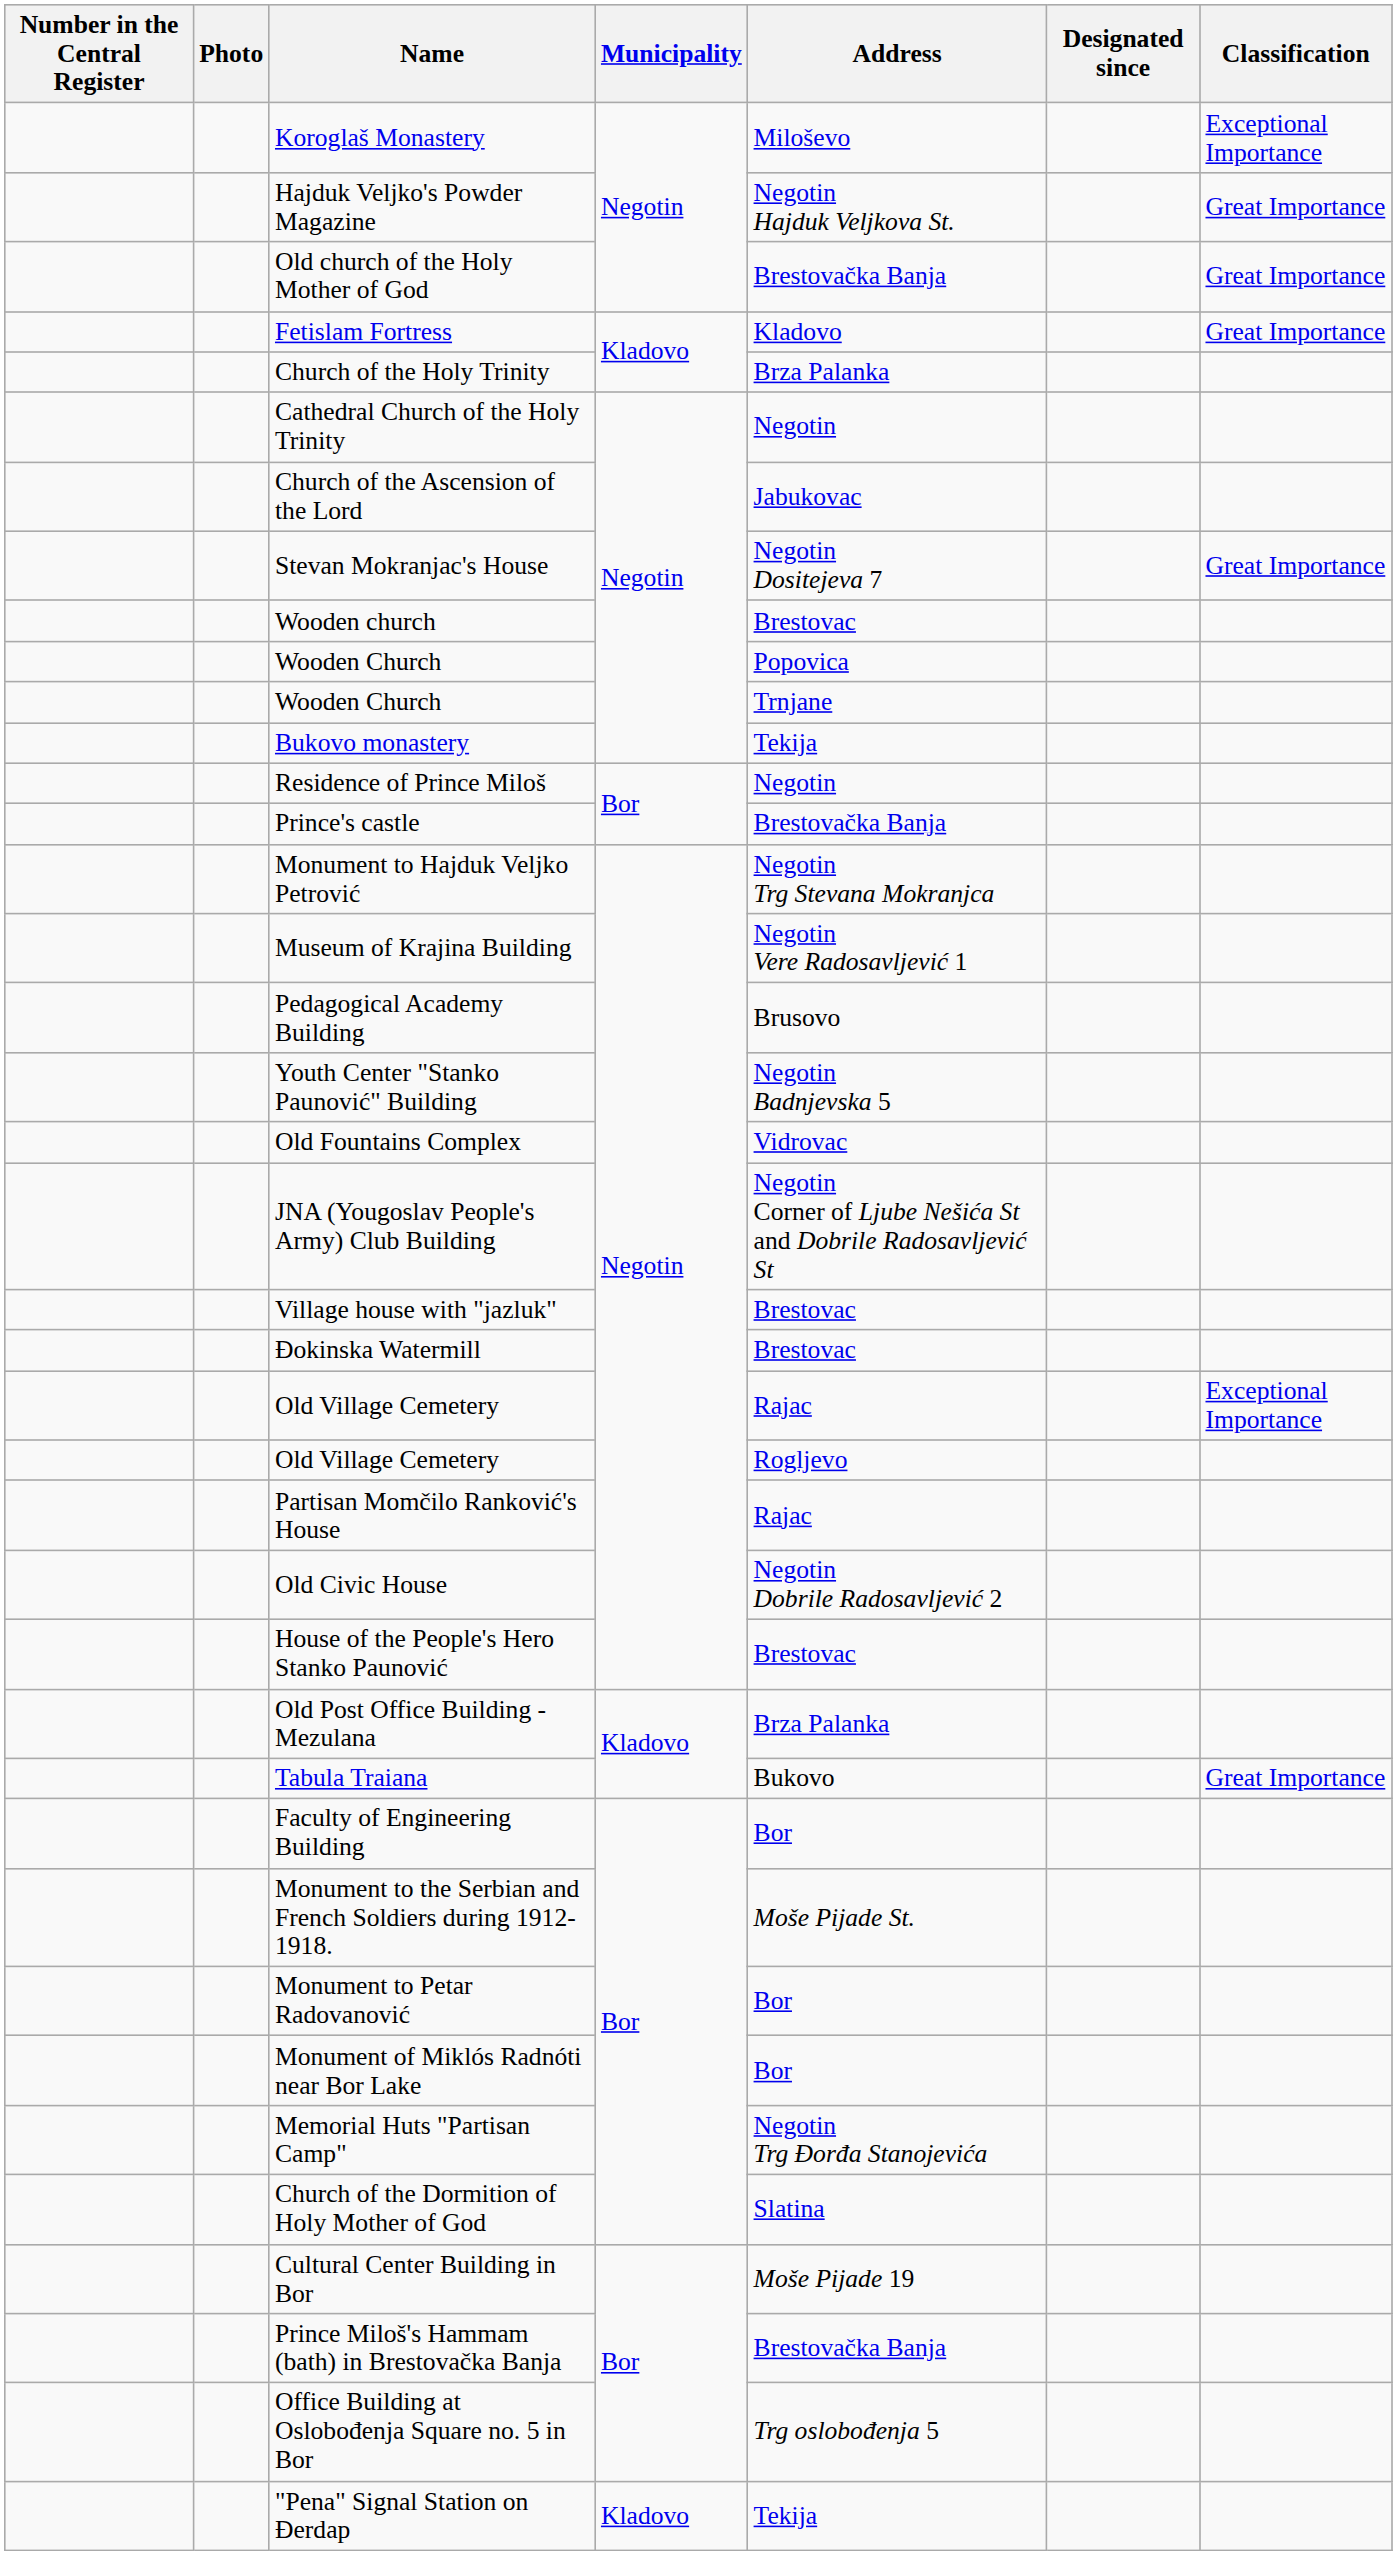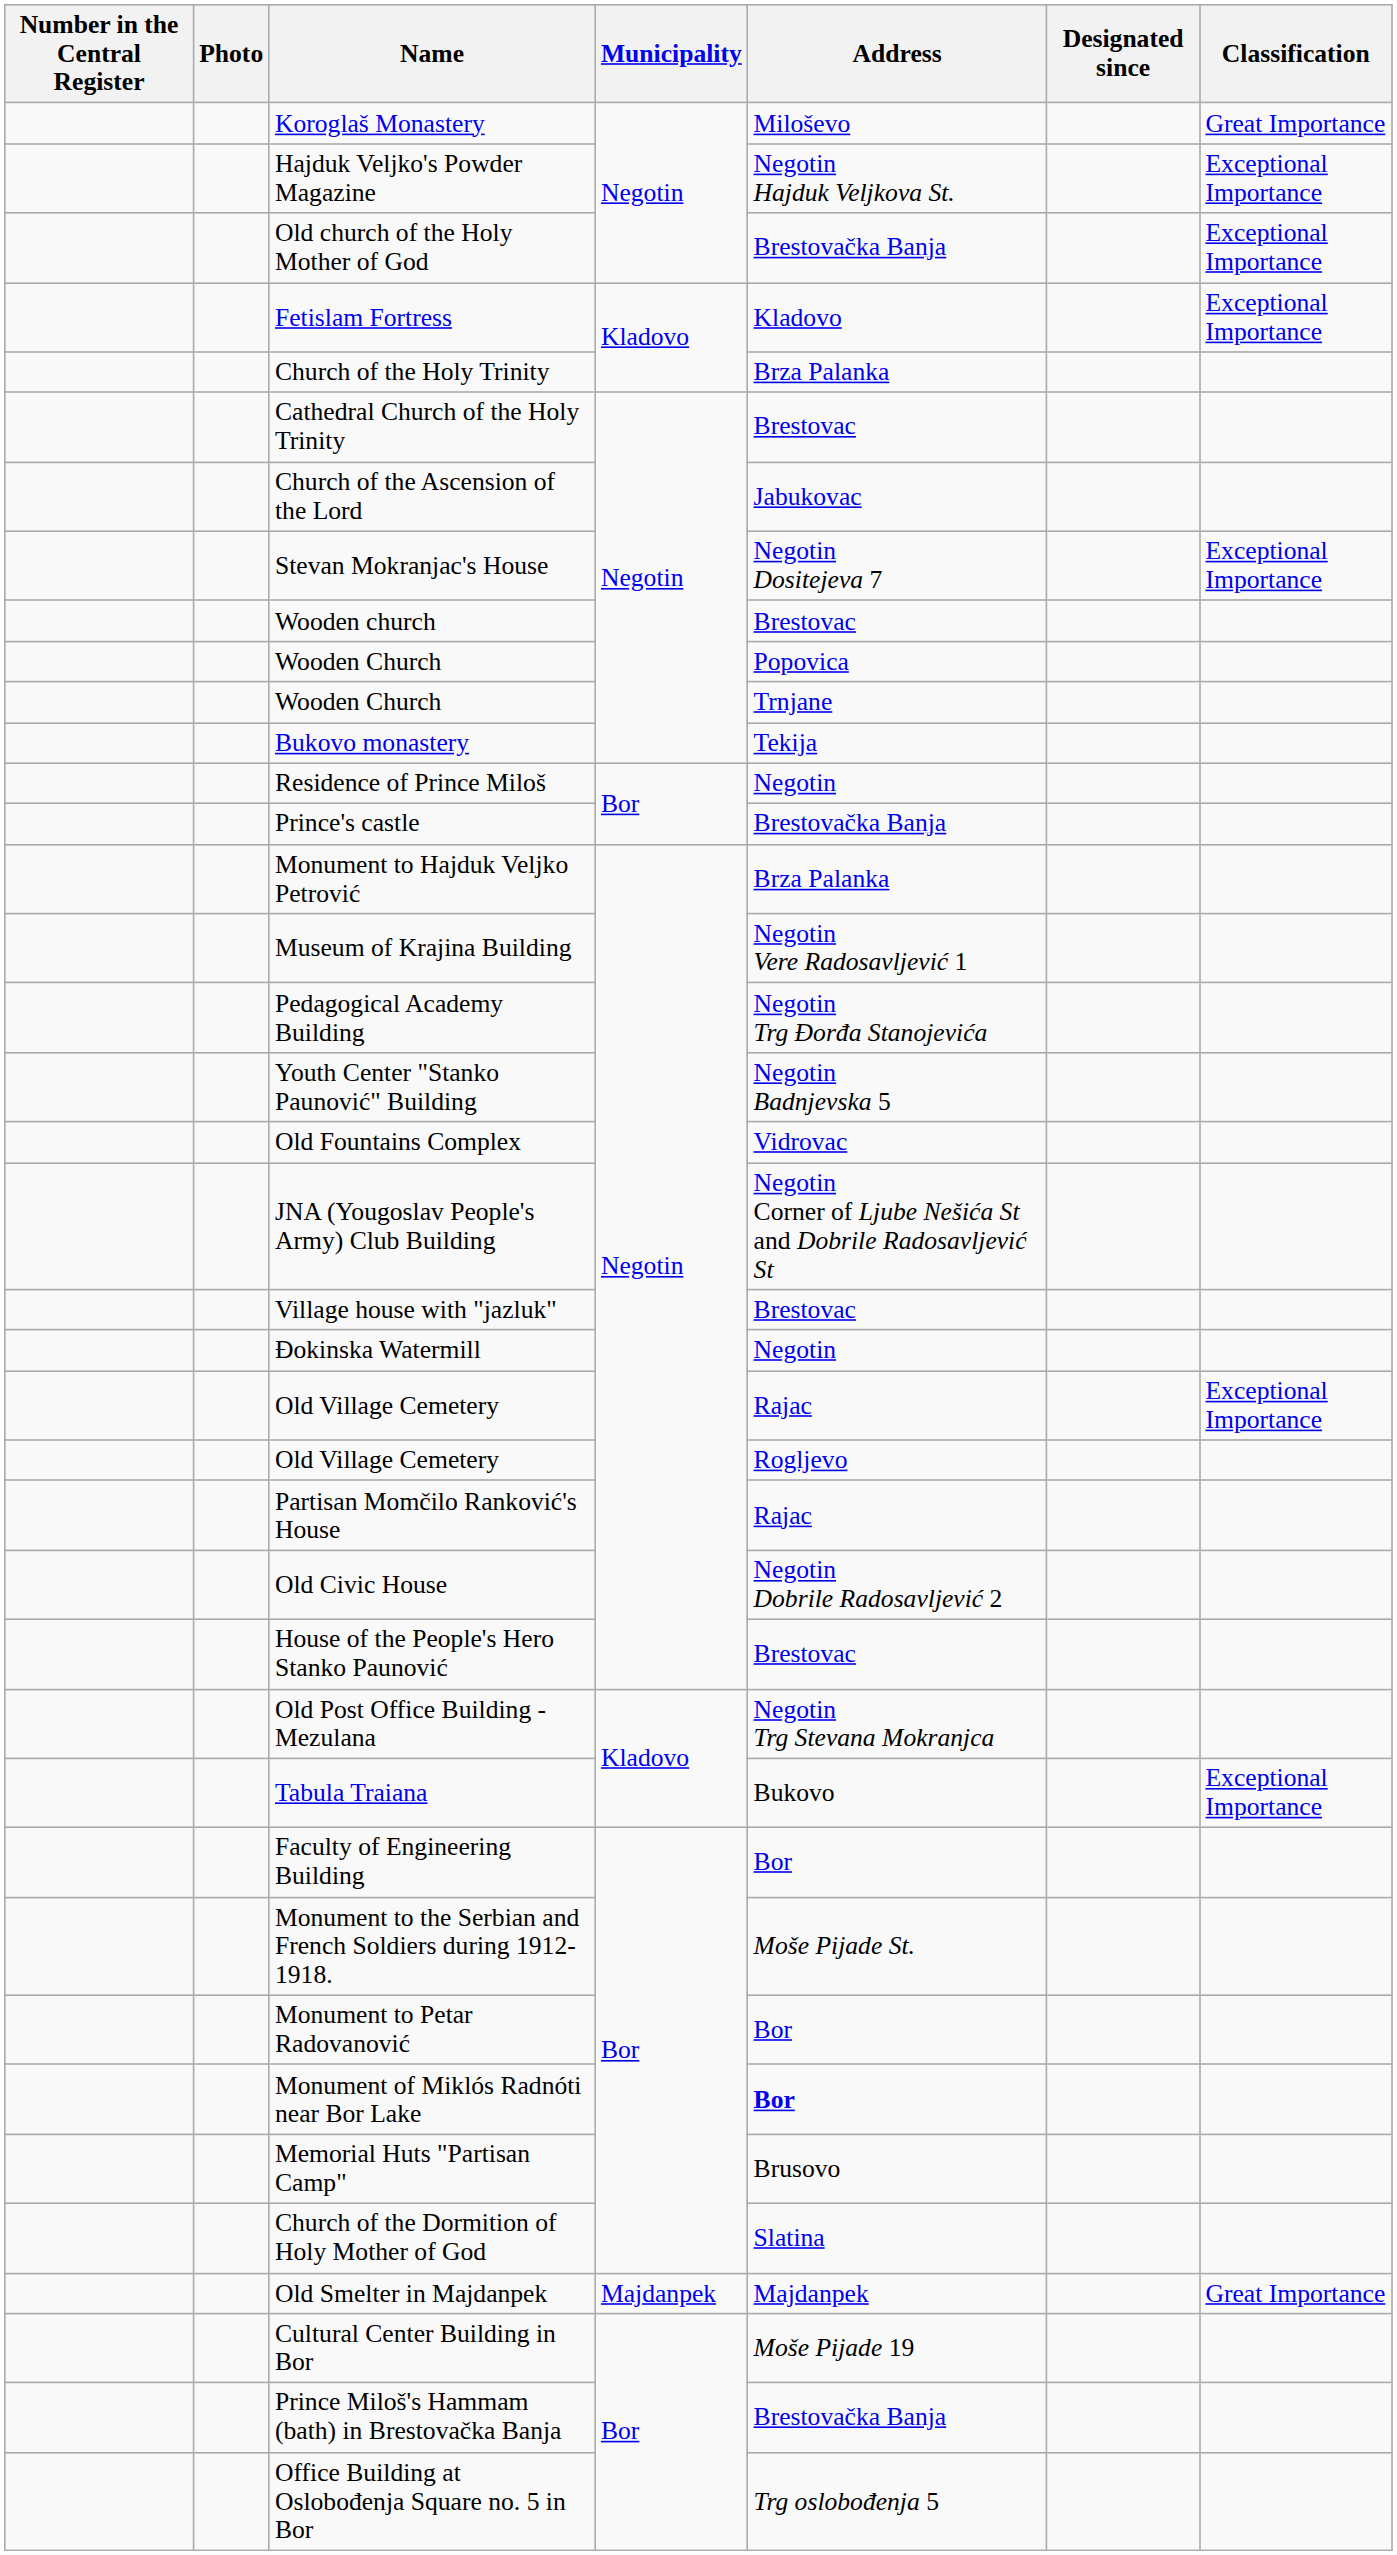(1267, 137) Exceptional Importance -> (1295, 123) Great Importance
(1295, 206) Great Importance -> (1267, 178) Exceptional Importance
(1295, 276) Great Importance -> (1267, 247) Exceptional Importance
(1295, 331) Great Importance -> (1267, 316) Exceptional Importance
(795, 426) Negotin -> (805, 426) Brestovac
(1295, 565) Great Importance -> (1267, 565) Exceptional Importance
(874, 878) Negotin Trg Stevana Mokranjca -> (821, 878) Brza Palanka
(797, 1017) Brusovo -> (870, 1017) Negotin Trg Đorđa Stanojevića
(805, 1350) Brestovac -> (795, 1350) Negotin
(821, 1723) Brza Palanka -> (874, 1723) Negotin Trg Stevana Mokranjca
(1295, 1778) Great Importance -> (1267, 1792) Exceptional Importance
(773, 2070) normal -> (774, 2099) bold
(870, 2139) Negotin Trg Đorđa Stanojevića -> (797, 2168) Brusovo
+ row: (411, 2292)
- row: (402, 2515)
